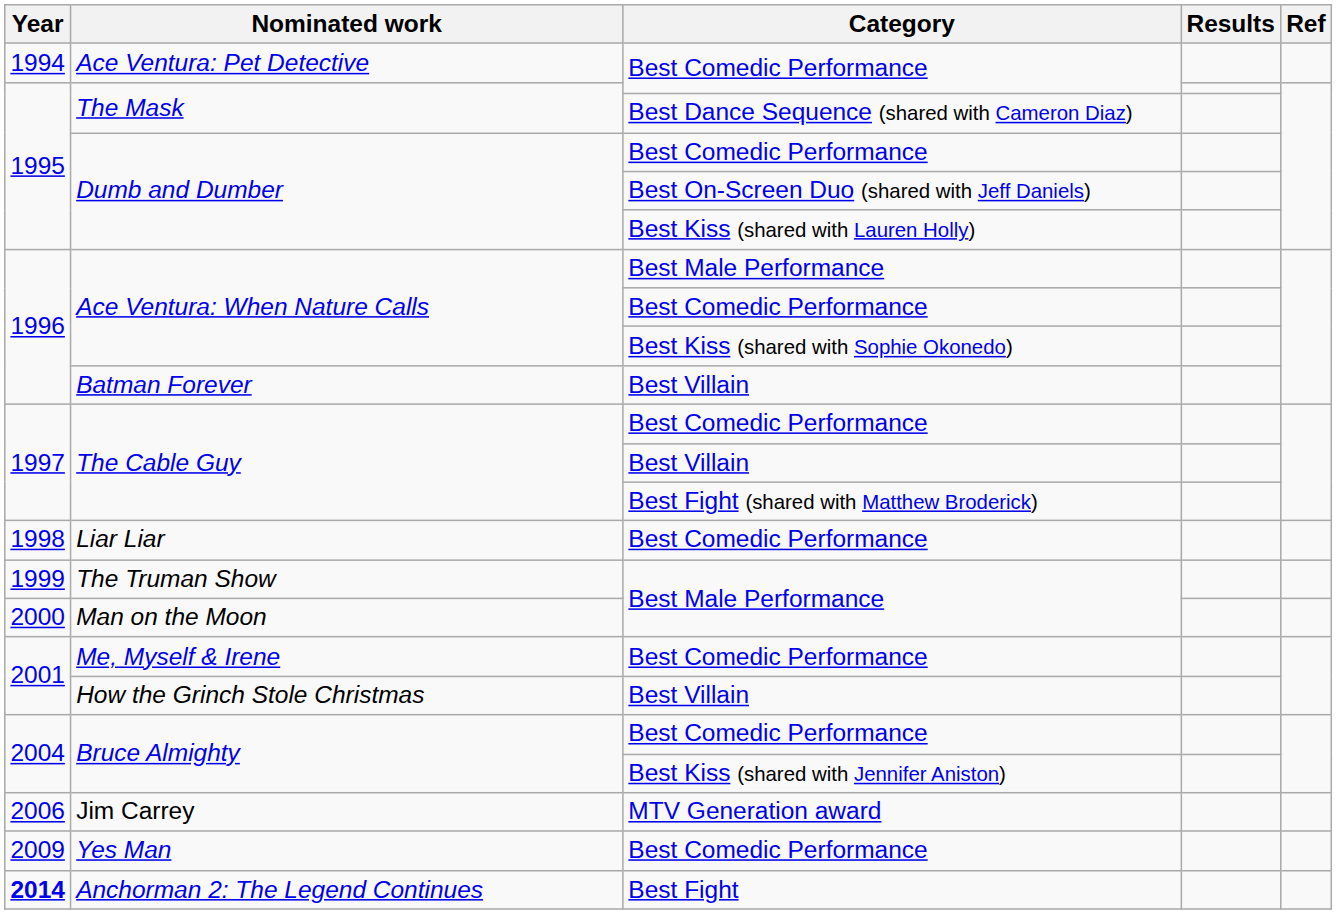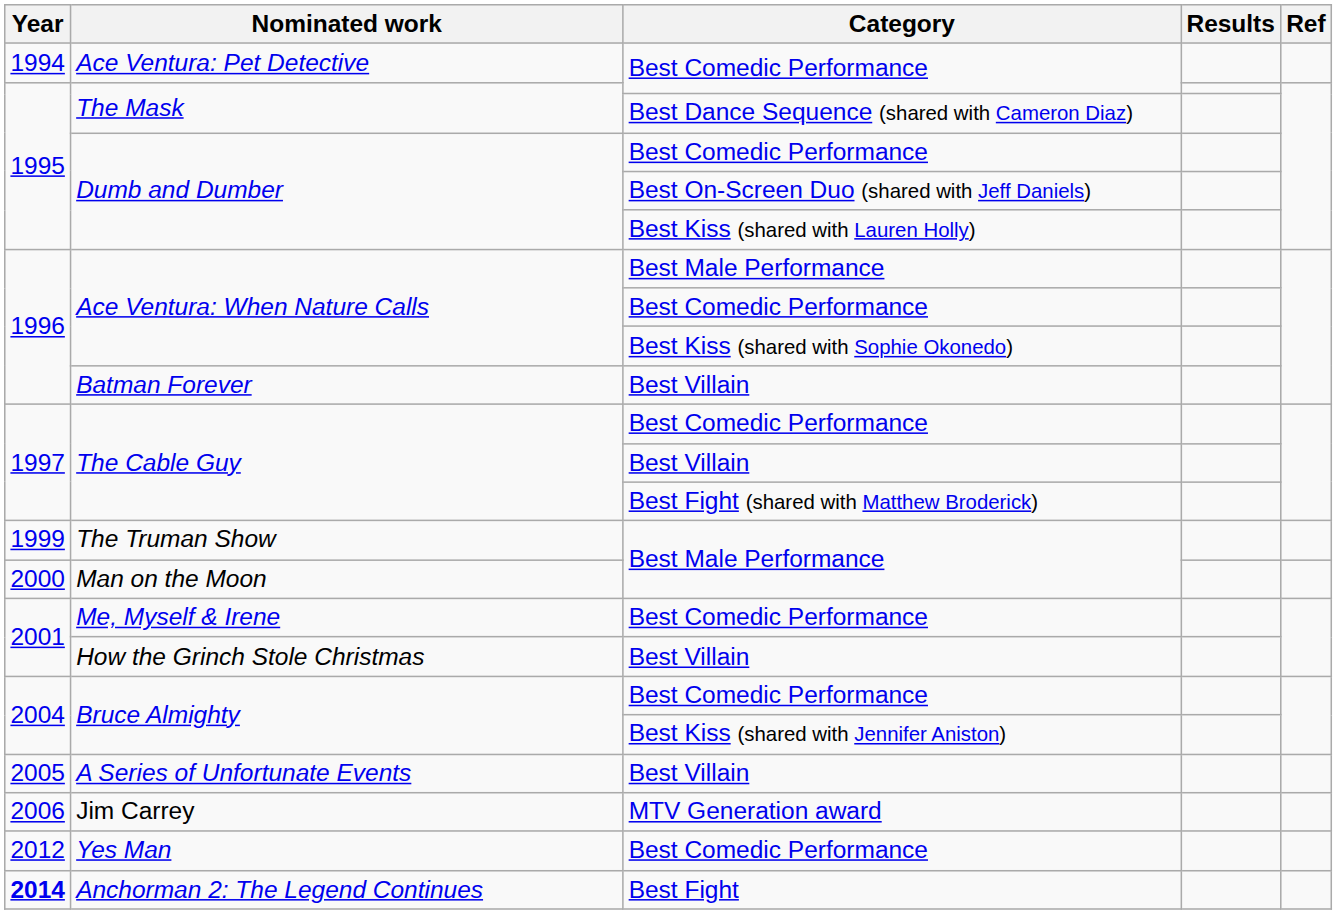- row: (120, 539)
+ row: (244, 772)
(38, 850) 2009 -> (38, 850) 2012
